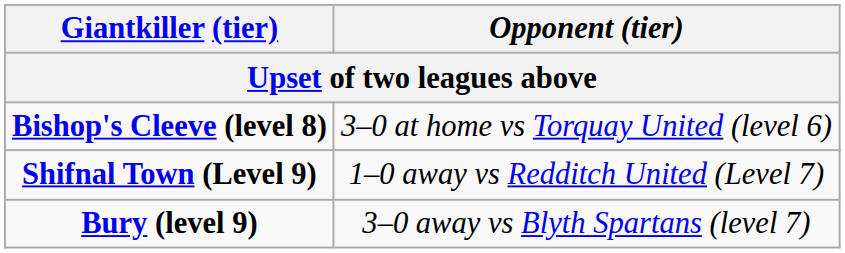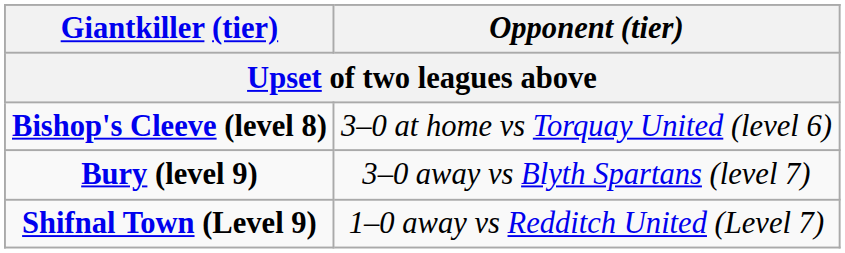rows swapped: (169, 222) <-> (169, 174)
